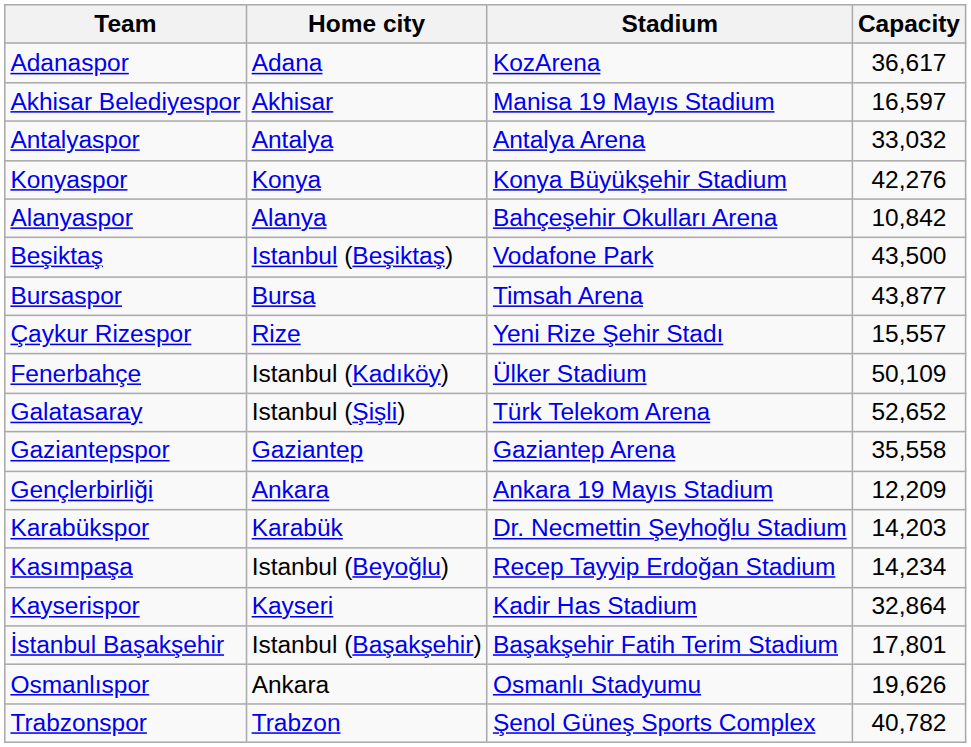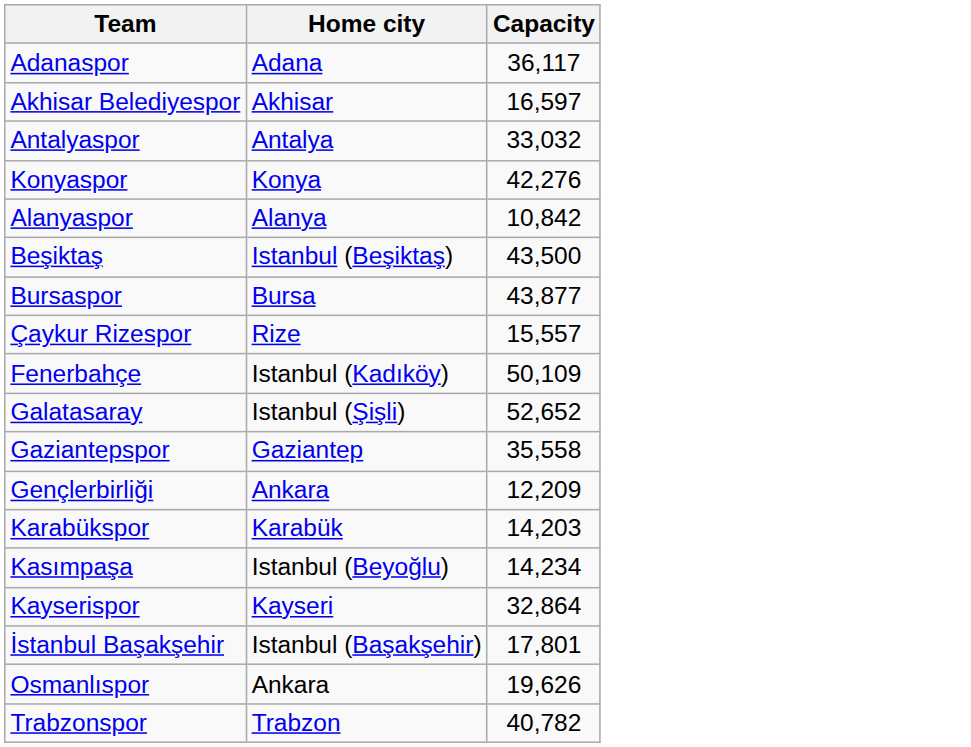- column: (670, 23)
(909, 62) 36,617 -> (544, 62) 36,117
